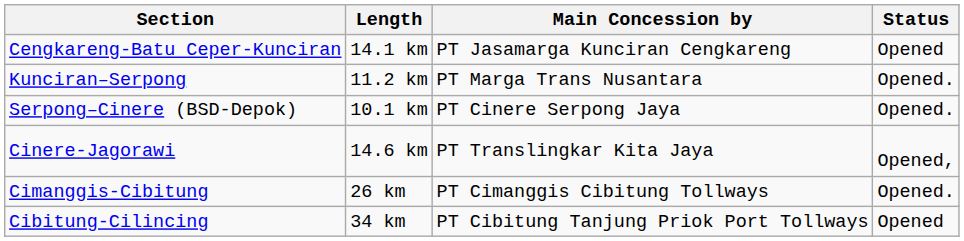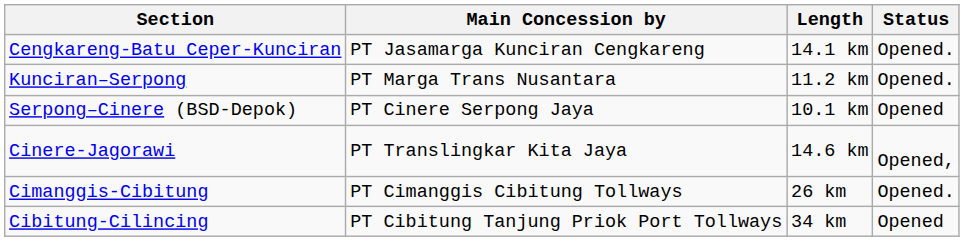columns swapped: (389, 20) <-> (653, 20)
(911, 50) Opened -> (916, 50) Opened.
(916, 110) Opened. -> (911, 110) Opened
